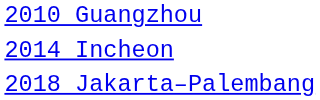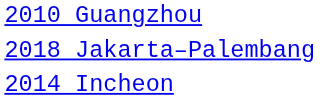rows swapped: (89, 50) <-> (160, 85)
